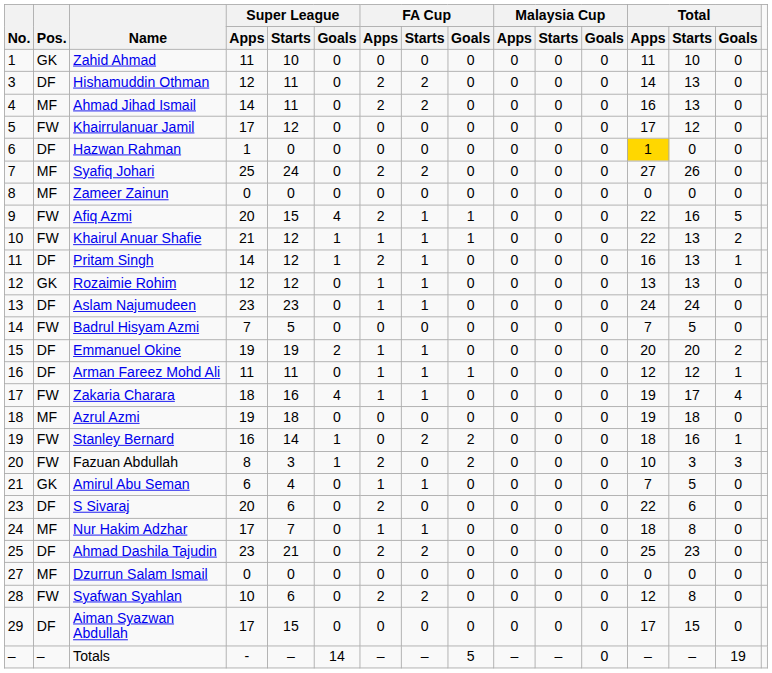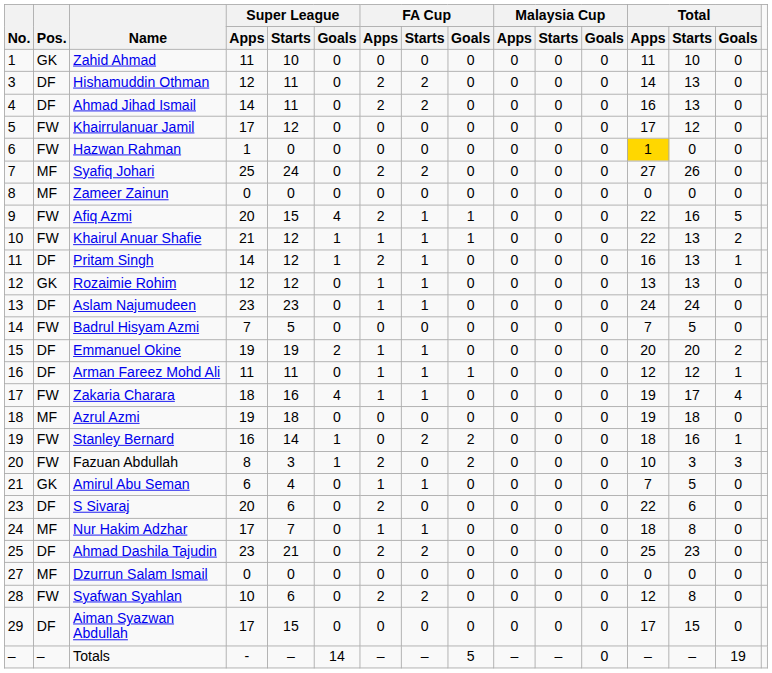(47, 104) MF -> (46, 104) DF
(46, 149) DF -> (48, 149) FW
